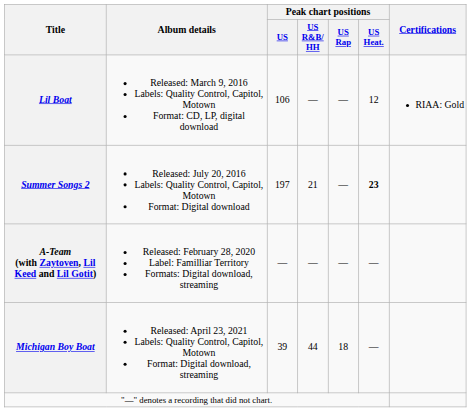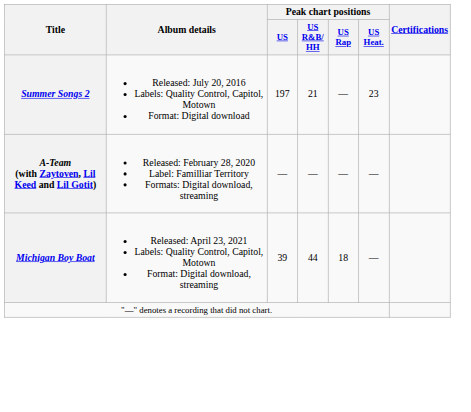- row: (55, 100)
(374, 184) bold -> (374, 94) normal
